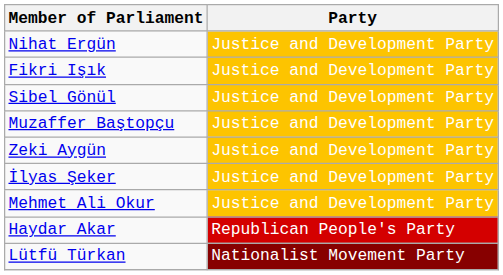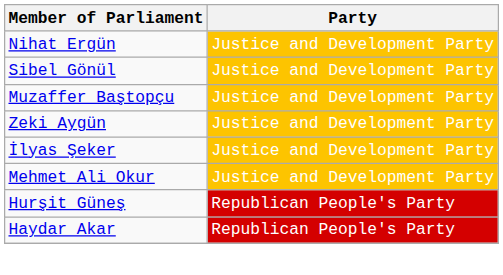- row: (57, 71)
+ row: (67, 203)
- row: (67, 256)
